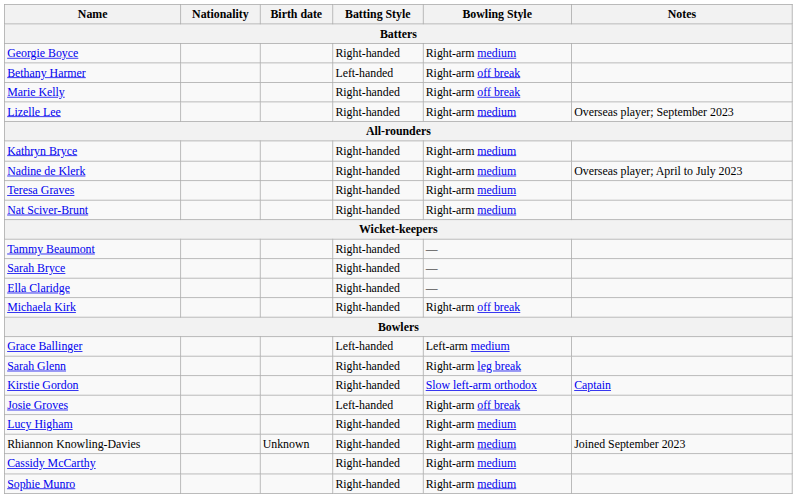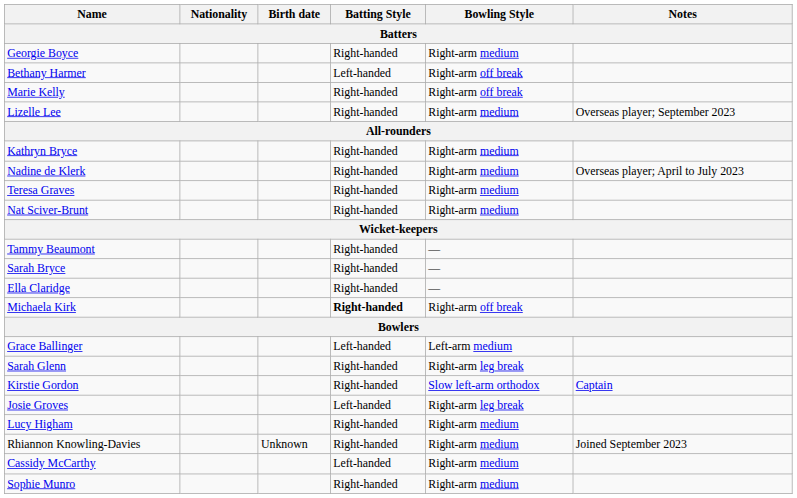(368, 307) normal -> (368, 307) bold
(473, 405) Right-arm off break -> (476, 405) Right-arm leg break
(368, 464) Right-handed -> (362, 464) Left-handed
